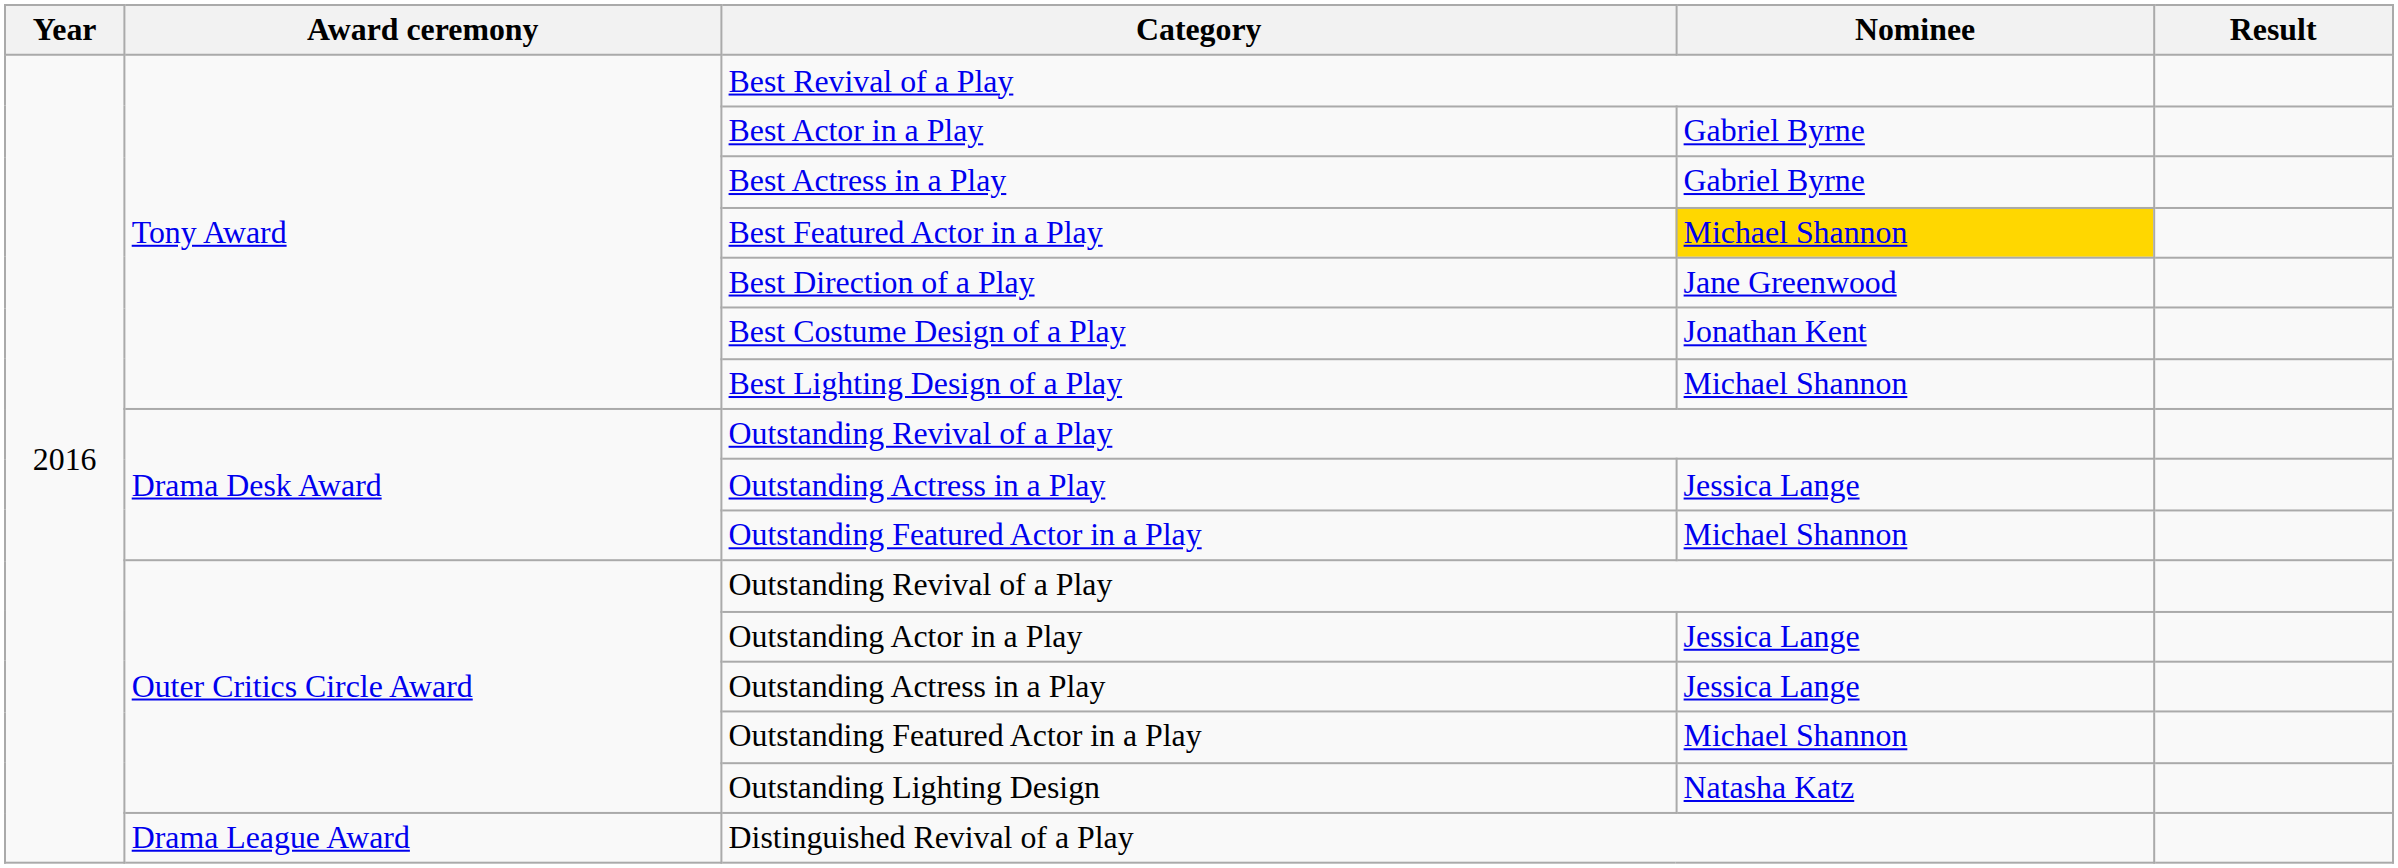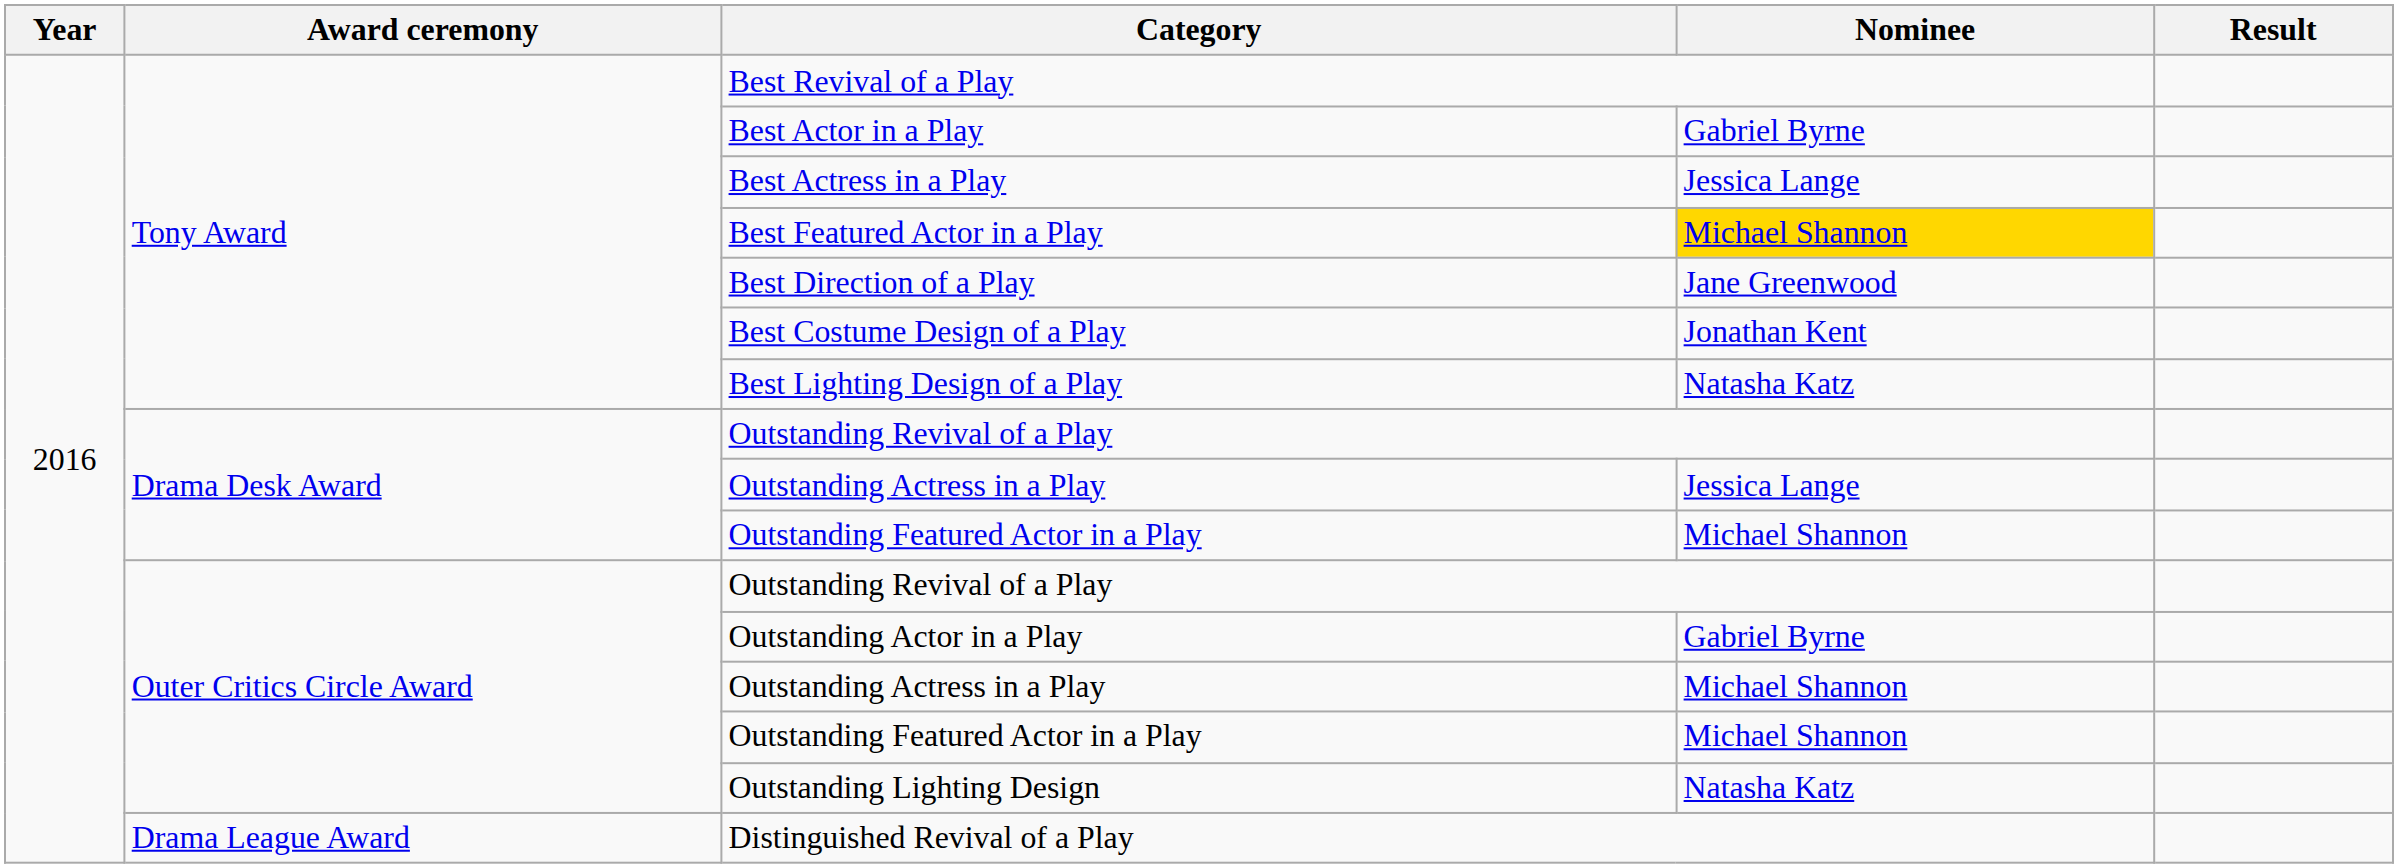(1774, 181) Gabriel Byrne -> (1772, 181) Jessica Lange
(1795, 383) Michael Shannon -> (1769, 383) Natasha Katz
(1772, 635) Jessica Lange -> (1774, 635) Gabriel Byrne
(1772, 686) Jessica Lange -> (1795, 686) Michael Shannon
